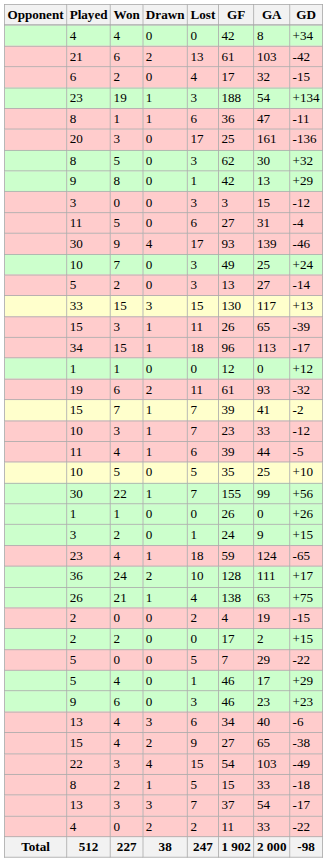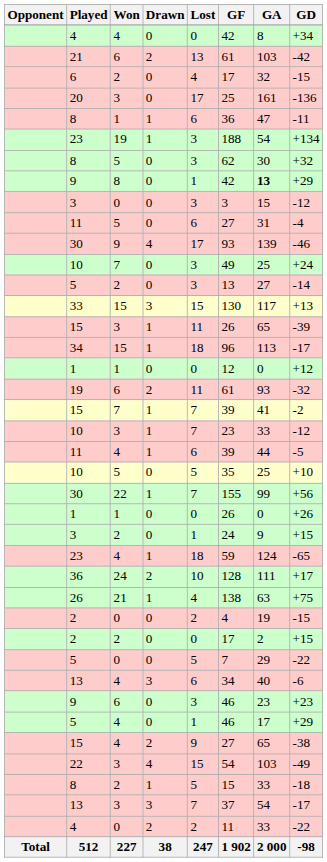rows swapped: (76, 98) <-> (76, 139)
(264, 181) normal -> (264, 181) bold
rows swapped: (76, 722) <-> (73, 680)
